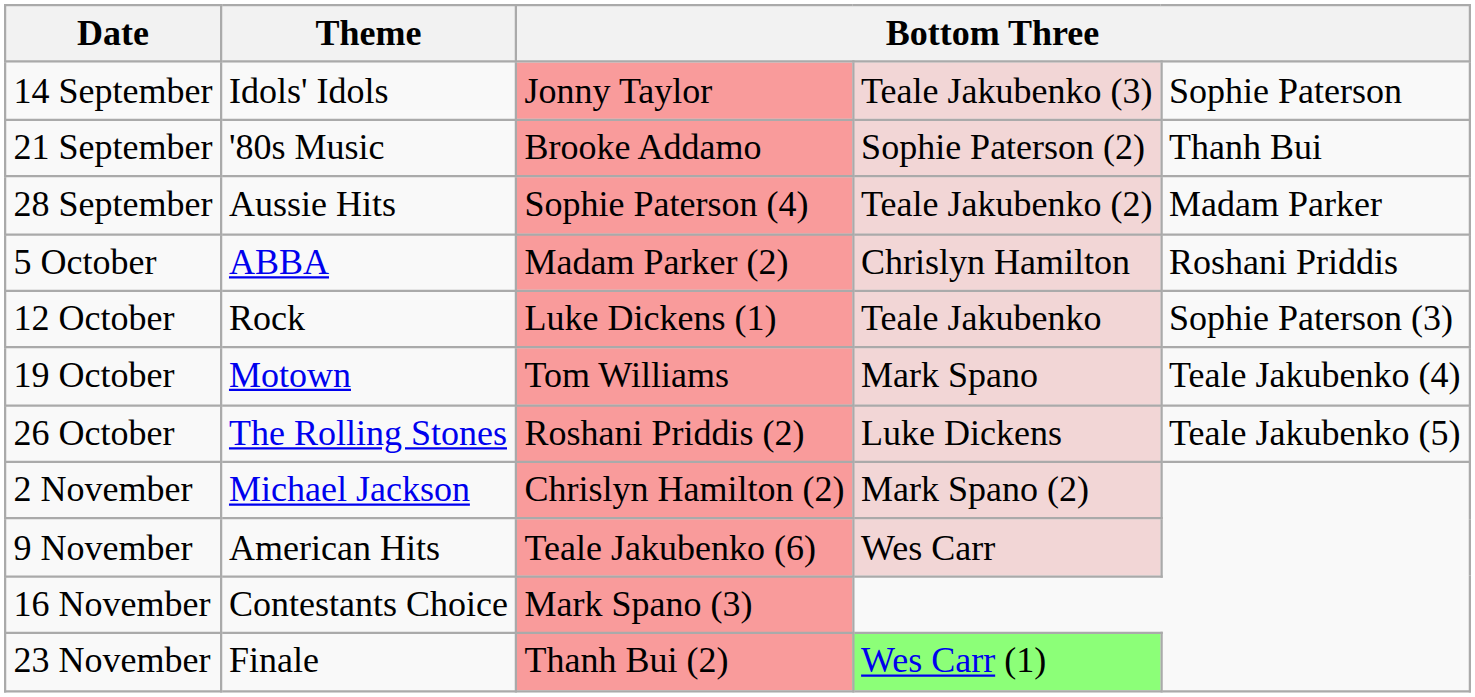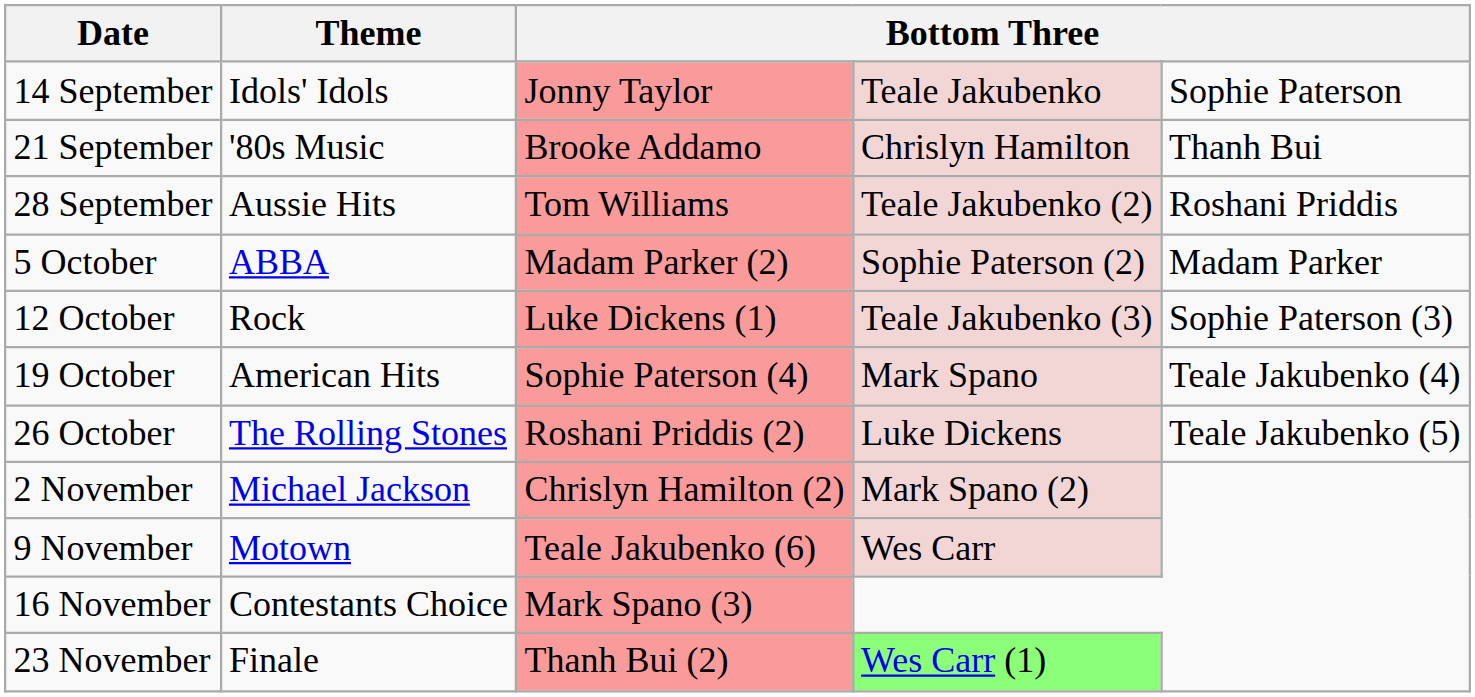(1007, 90) Teale Jakubenko (3) -> (981, 90) Teale Jakubenko
(1003, 147) Sophie Paterson (2) -> (996, 147) Chrislyn Hamilton
(667, 204) Sophie Paterson (4) -> (627, 204) Tom Williams
(1276, 204) Madam Parker -> (1284, 204) Roshani Priddis
(996, 261) Chrislyn Hamilton -> (1003, 261) Sophie Paterson (2)
(1284, 261) Roshani Priddis -> (1276, 261) Madam Parker
(981, 318) Teale Jakubenko -> (1007, 318) Teale Jakubenko (3)
(290, 375) Motown -> (334, 375) American Hits
(627, 375) Tom Williams -> (667, 375) Sophie Paterson (4)
(334, 546) American Hits -> (290, 546) Motown
